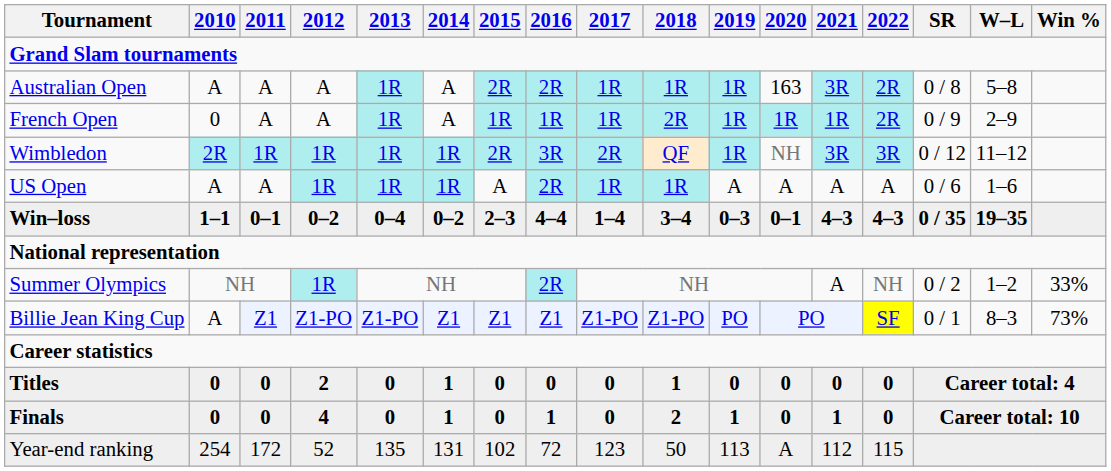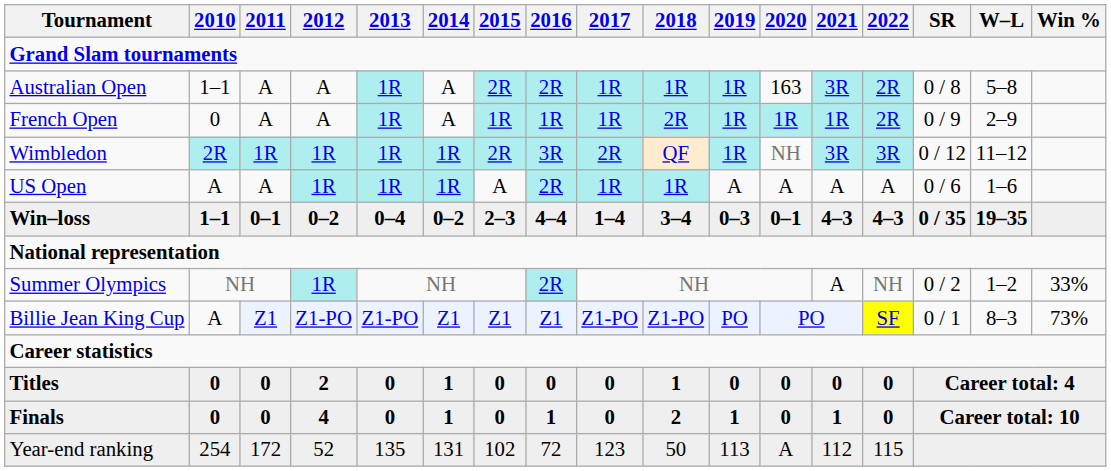(215, 86) A -> (215, 86) 1–1
